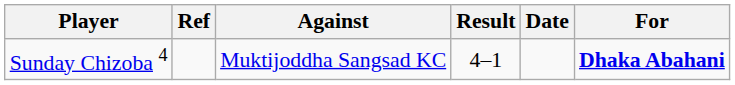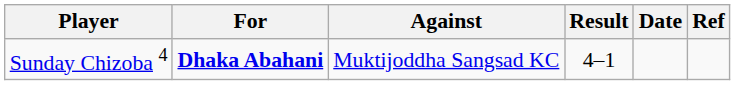columns swapped: (652, 21) <-> (194, 21)
